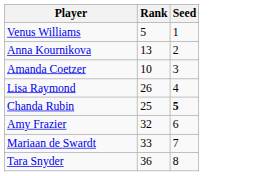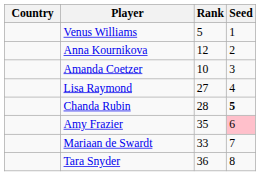+ column: (33, 13)
(146, 50) 13 -> (203, 50) 12
(146, 87) 26 -> (203, 87) 27
(146, 106) 25 -> (203, 106) 28
(146, 124) 32 -> (203, 124) 35
(176, 124) no background -> (232, 124) pink background
